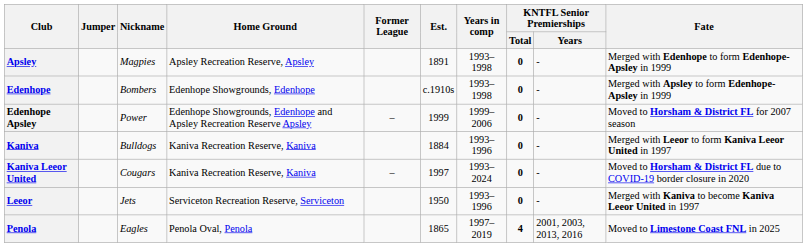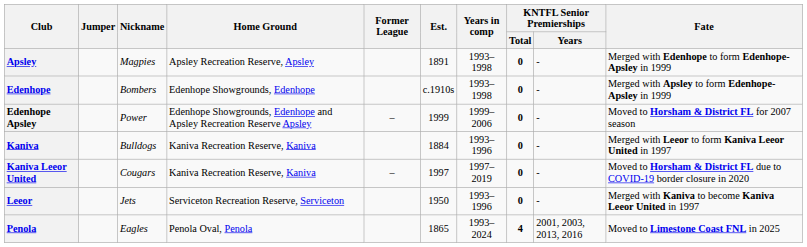(482, 173) 1993–2024 -> (482, 173) 1997–2019
(482, 228) 1997–2019 -> (482, 228) 1993–2024
